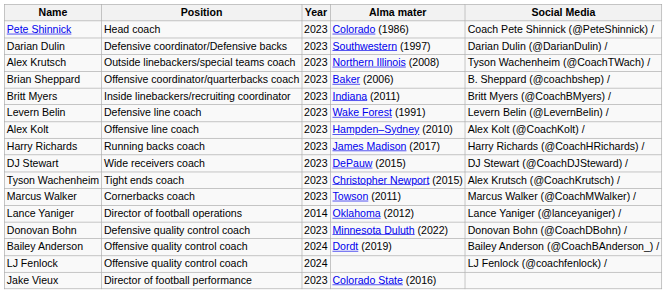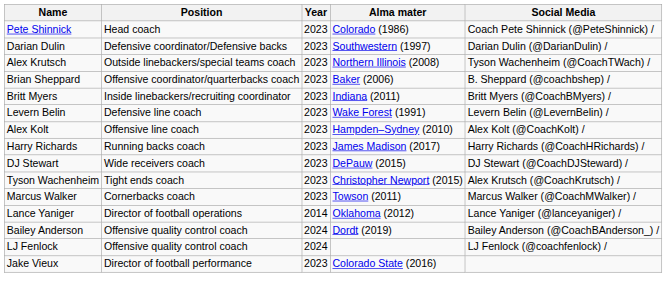- row: (42, 230)
